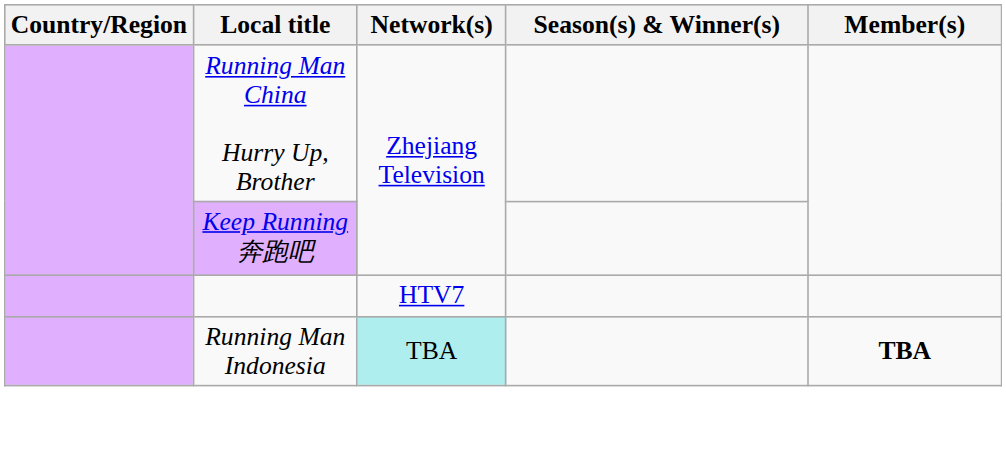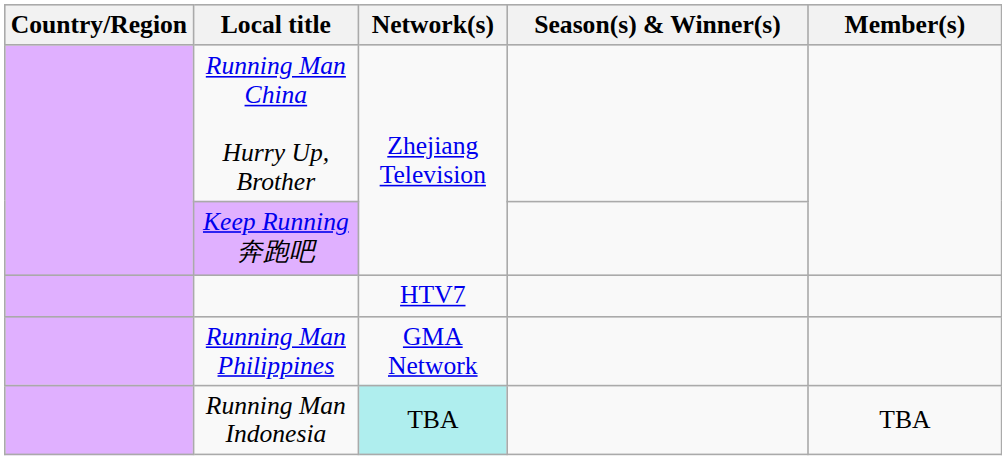+ row: (276, 350)
(905, 350) bold -> (905, 419) normal
